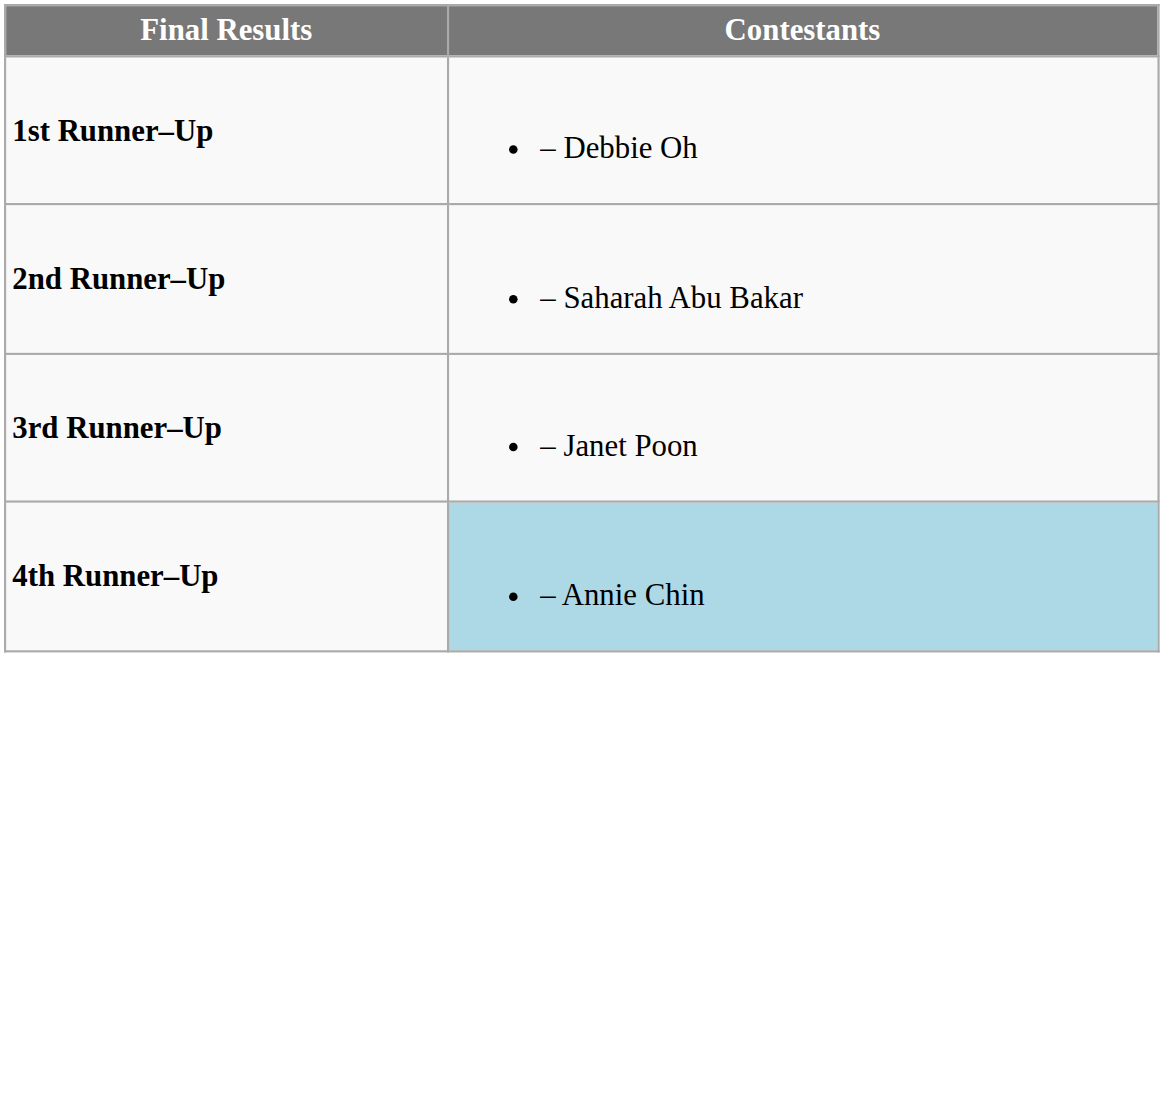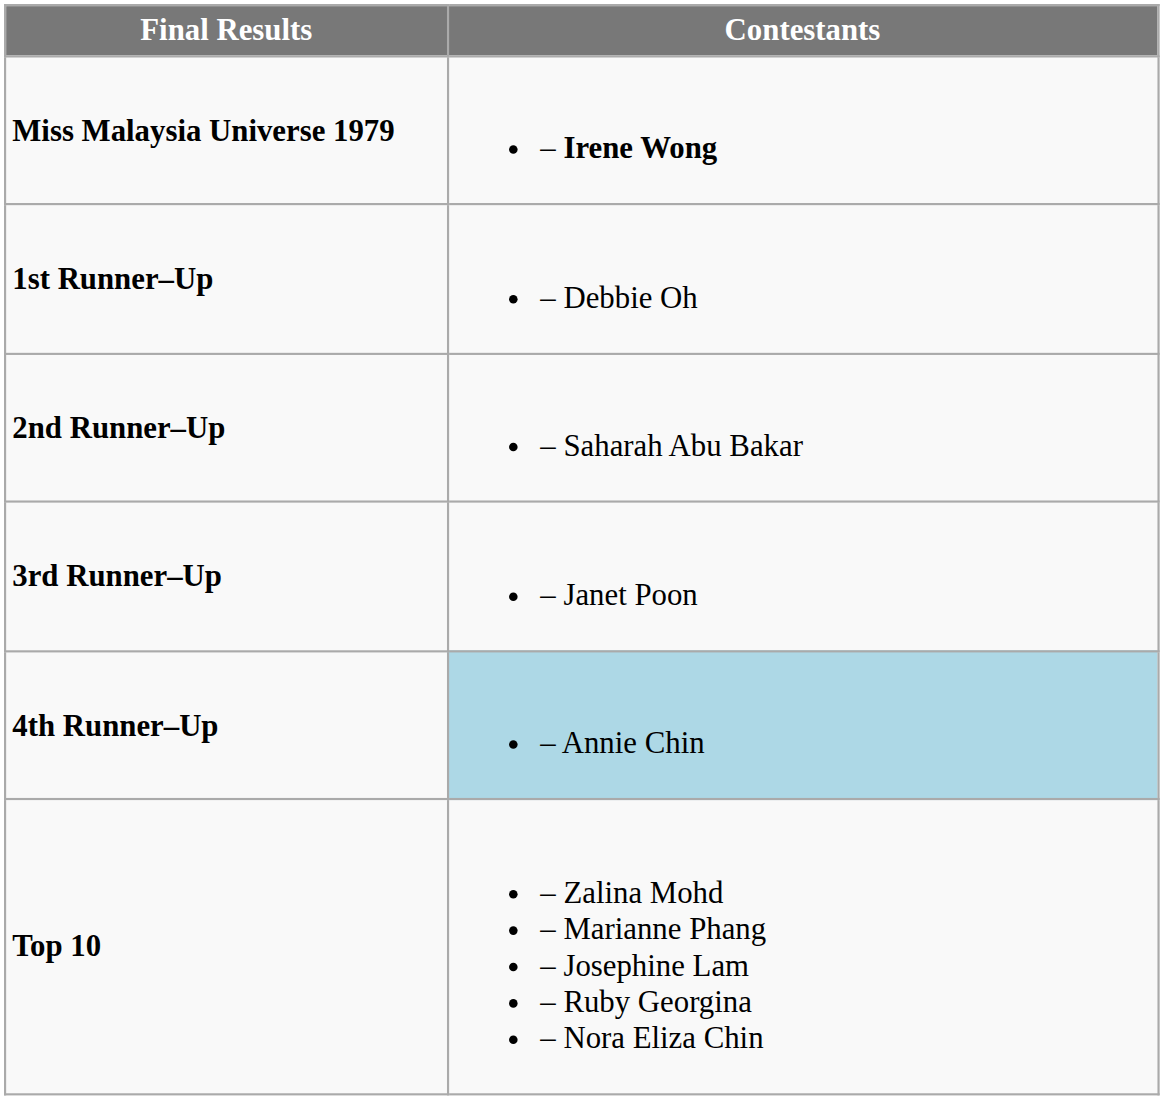+ row: (203, 130)
+ row: (57, 946)
